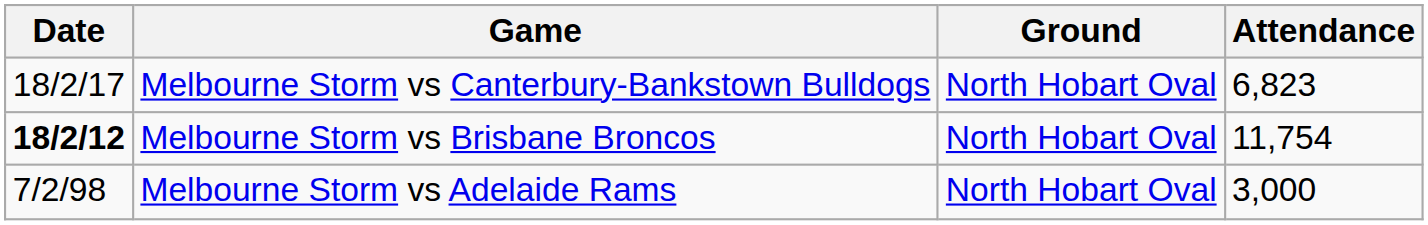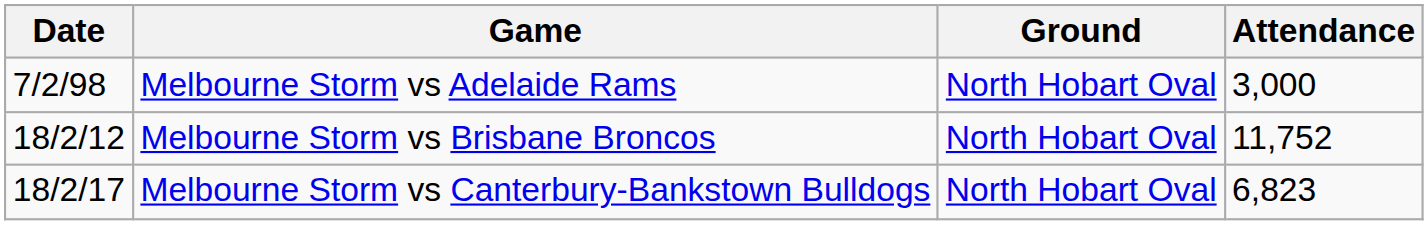rows swapped: (408, 191) <-> (535, 84)
(69, 137) bold -> (69, 137) normal
(1282, 137) 11,754 -> (1282, 137) 11,752
